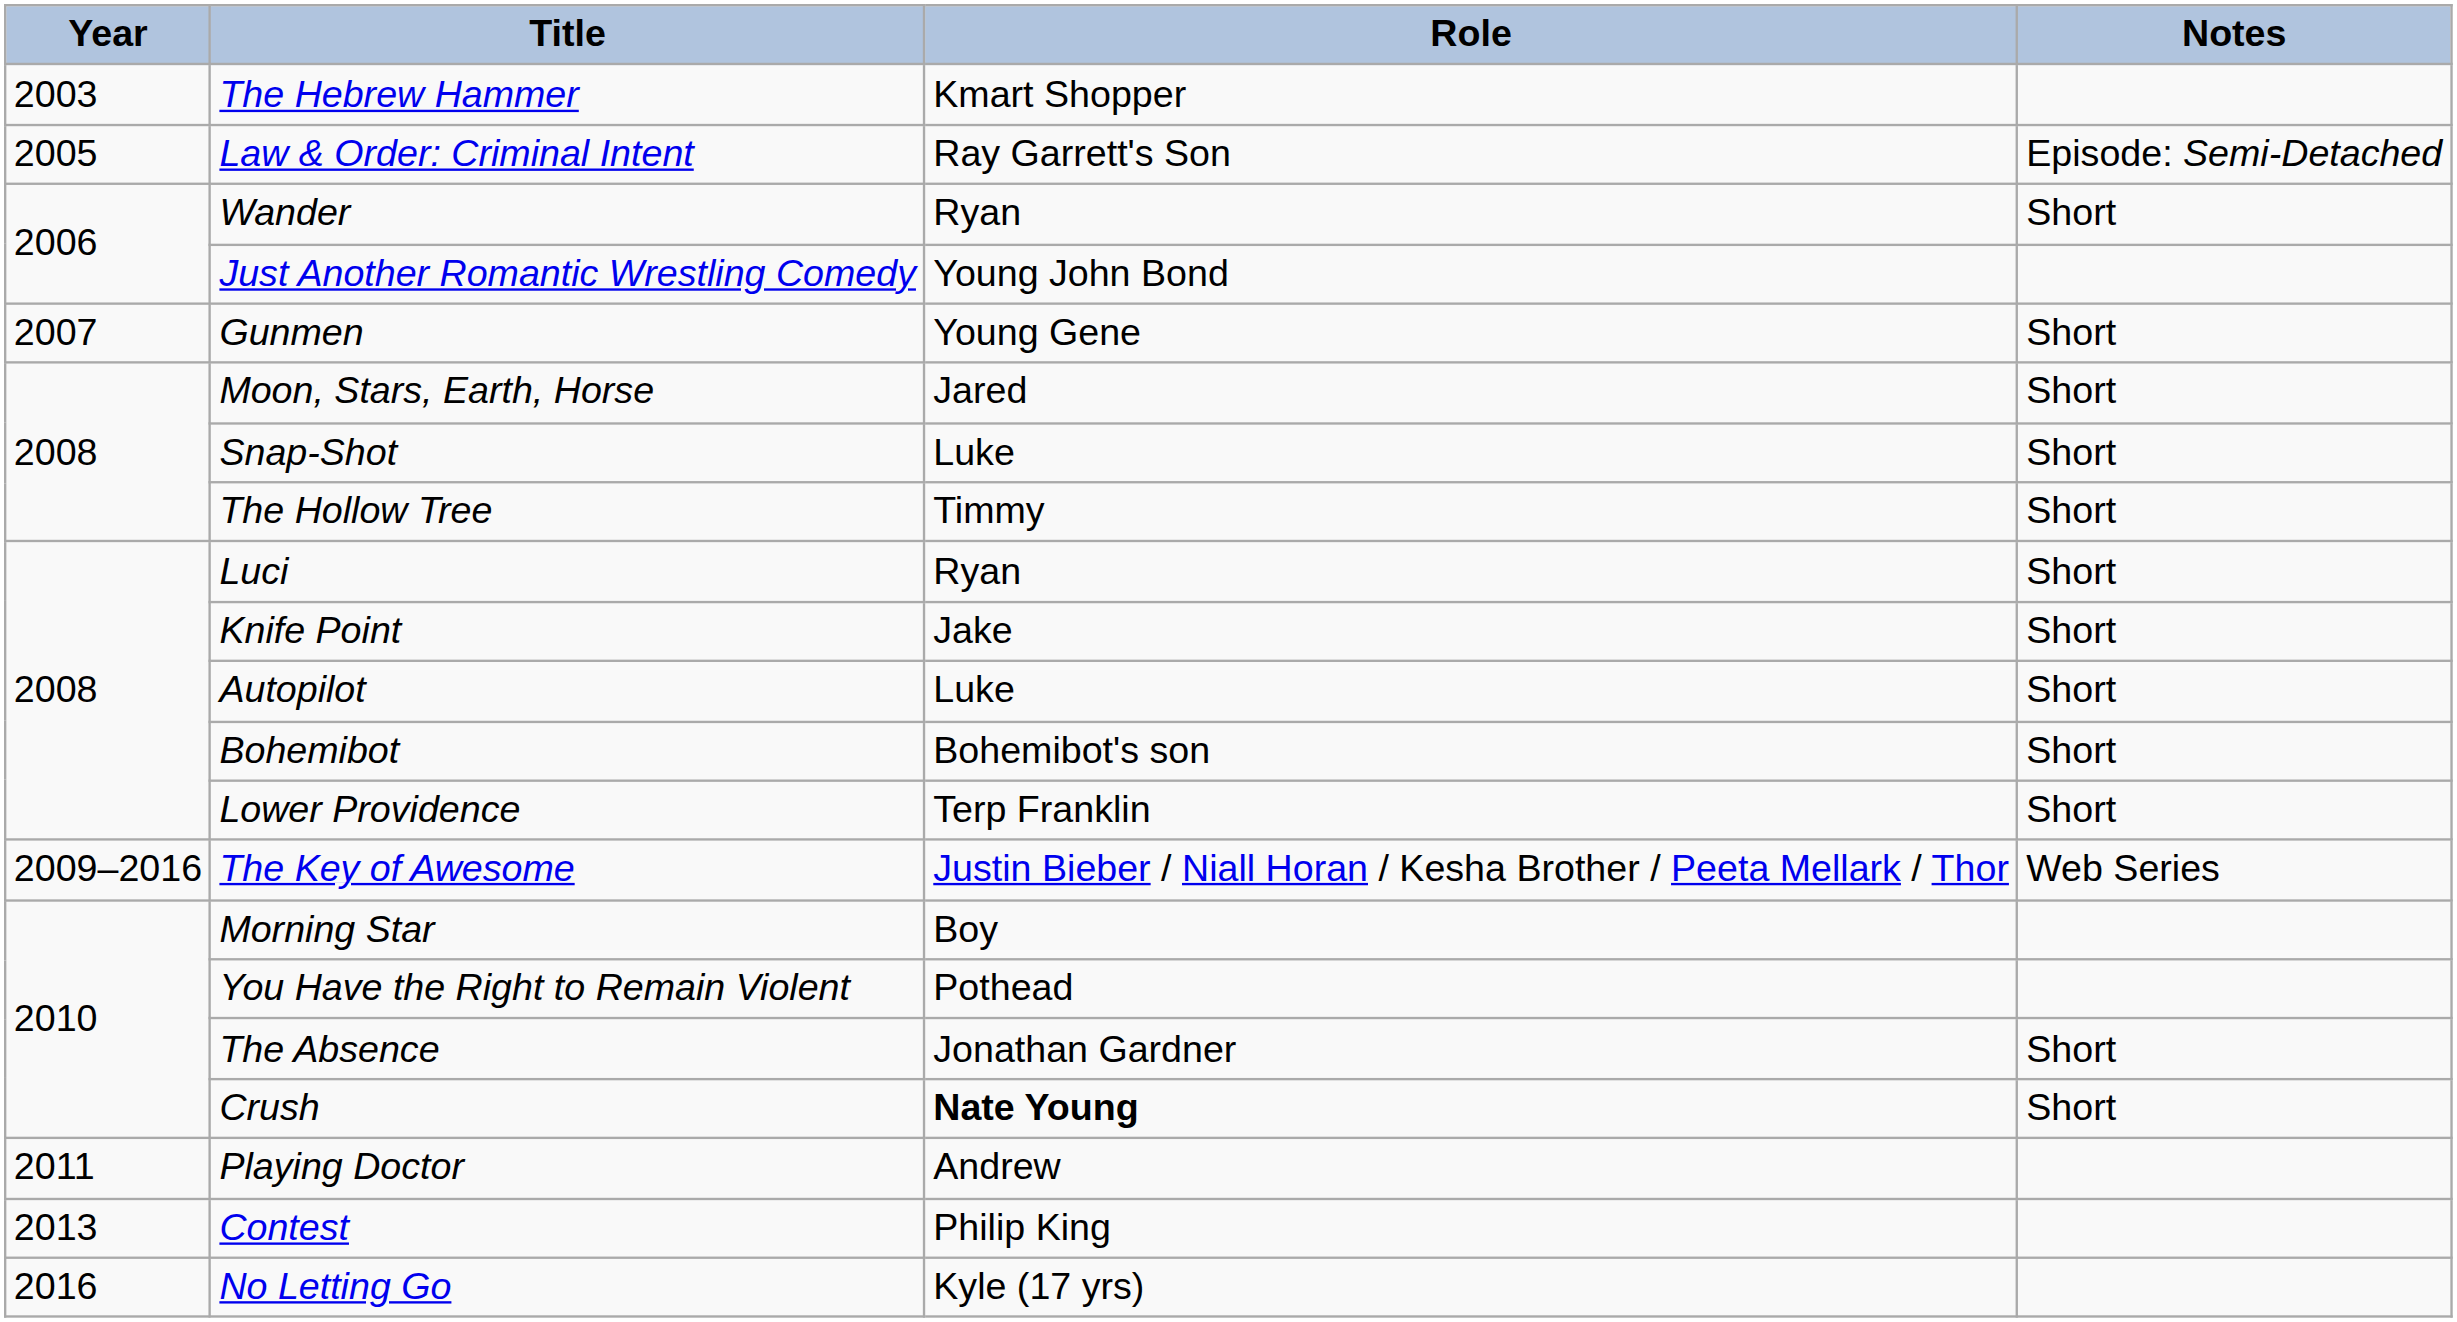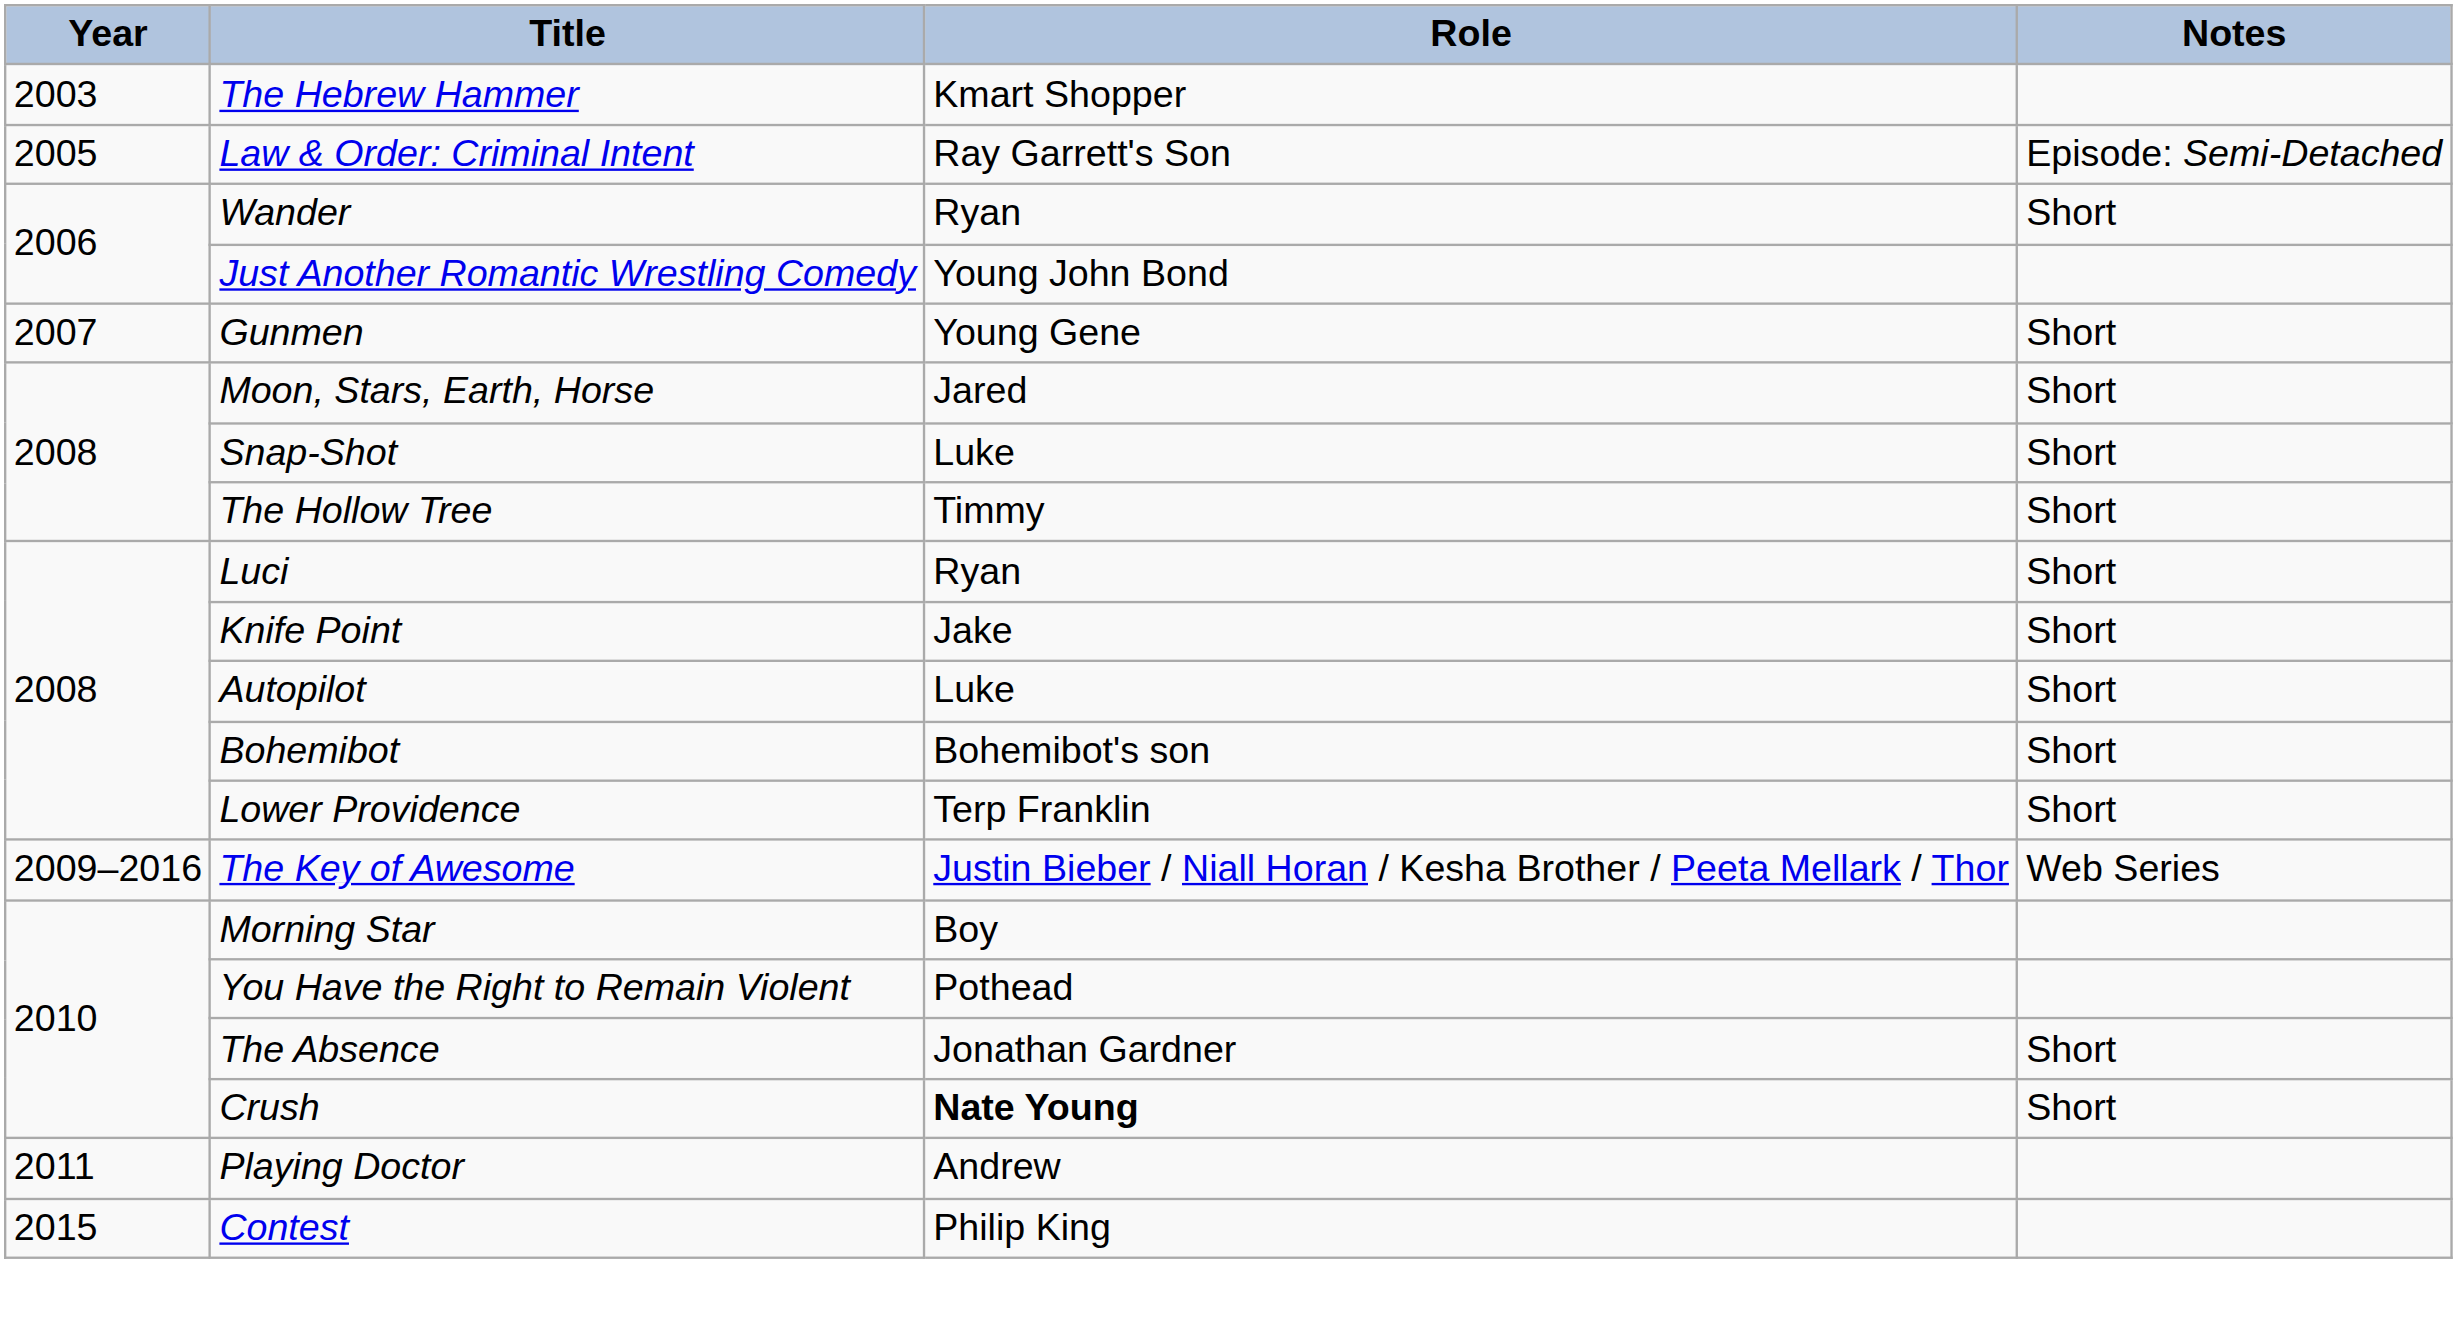(56, 1226) 2013 -> (56, 1226) 2015
- row: (335, 1286)
